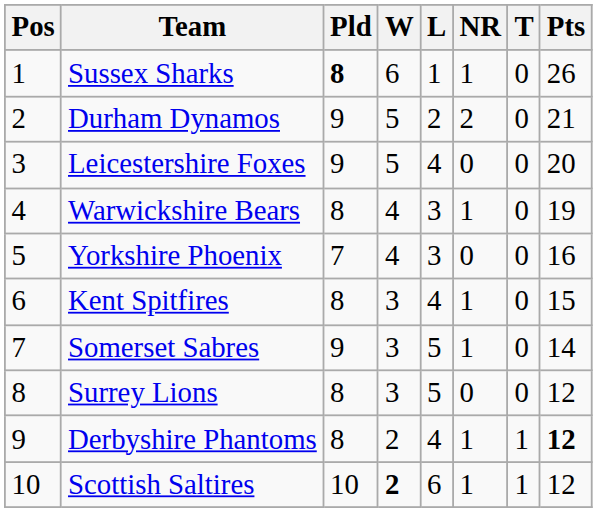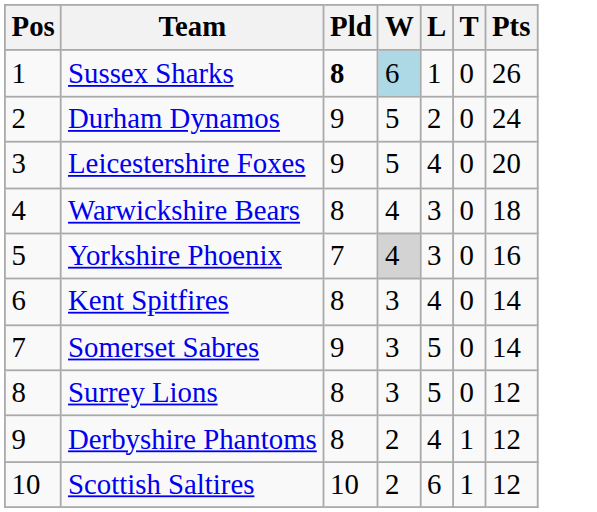- column: (480, 27)
(392, 73) no background -> (392, 73) lightblue background
(561, 118) 21 -> (506, 118) 24
(561, 210) 19 -> (506, 210) 18
(392, 255) no background -> (392, 255) lightgrey background
(561, 301) 15 -> (506, 301) 14
(561, 438) bold -> (506, 438) normal
(392, 484) bold -> (392, 484) normal
